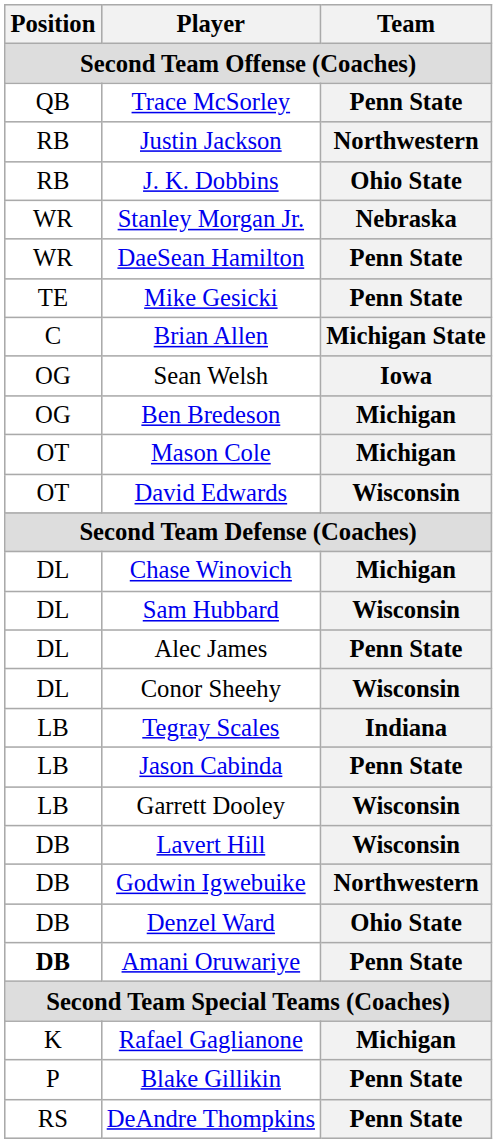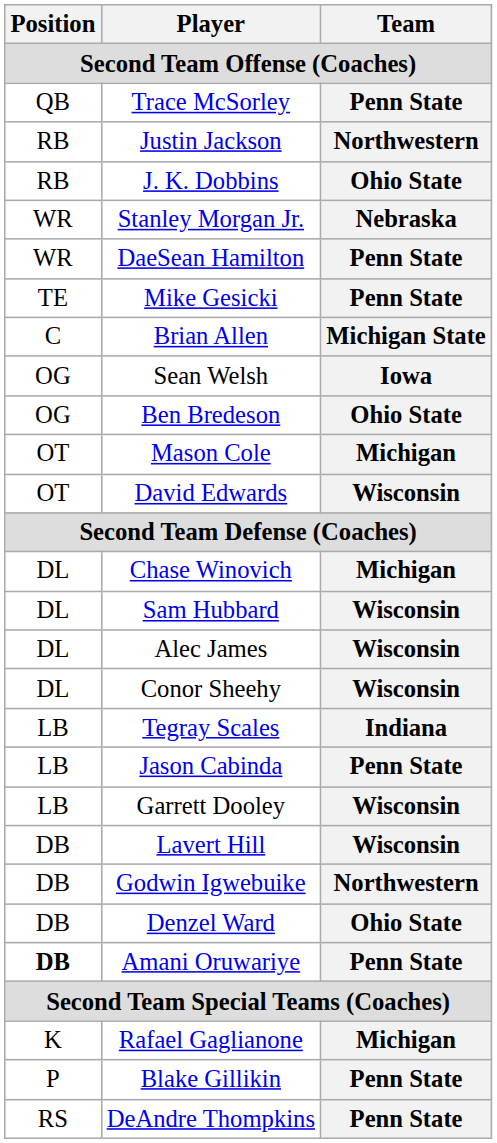(406, 414) Michigan -> (406, 414) Ohio State
(406, 649) Penn State -> (406, 649) Wisconsin
